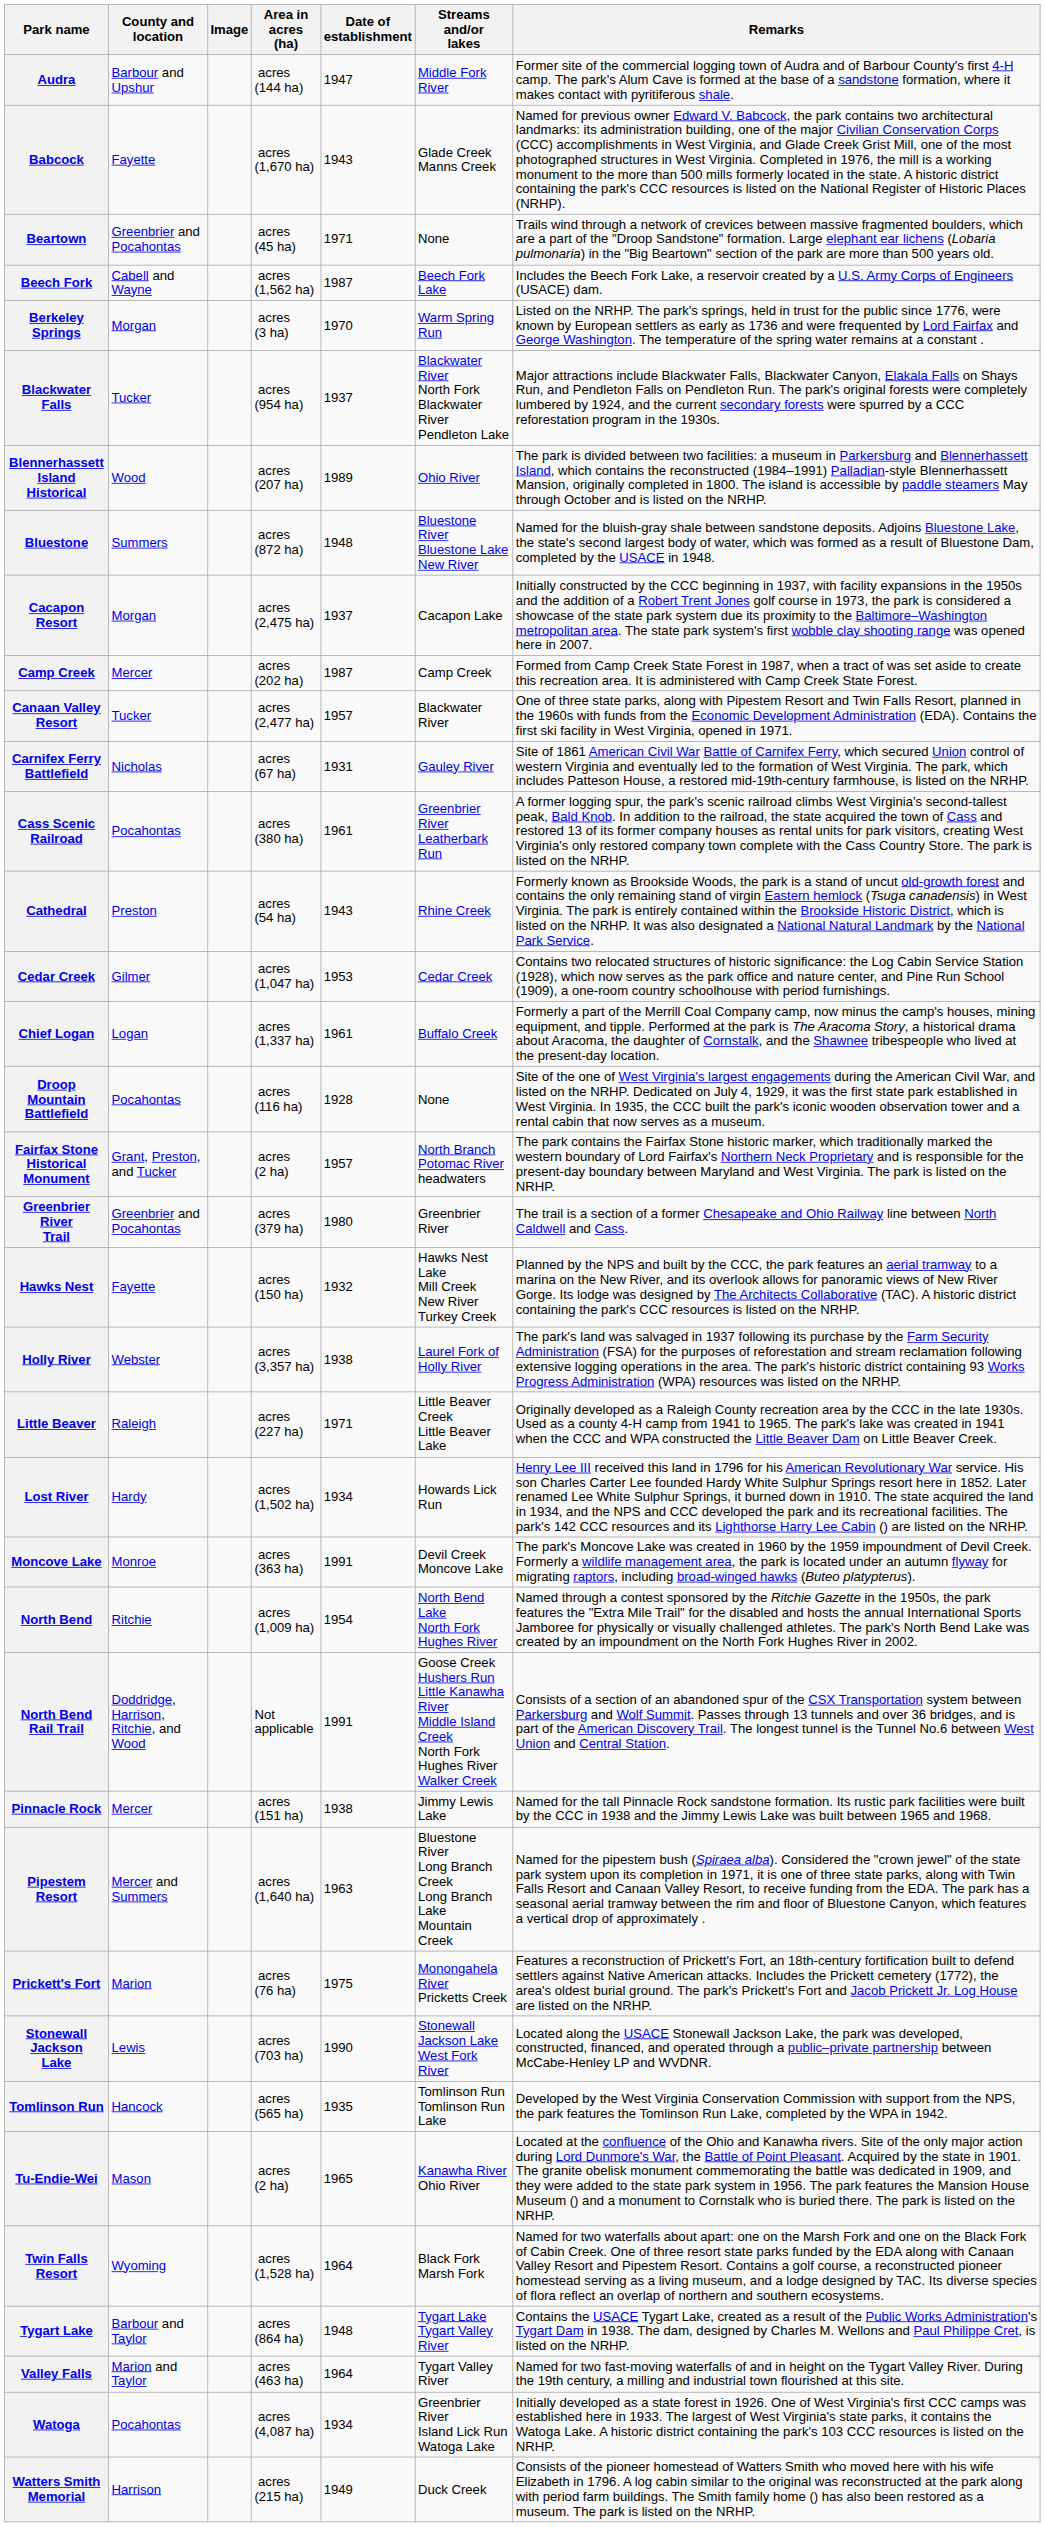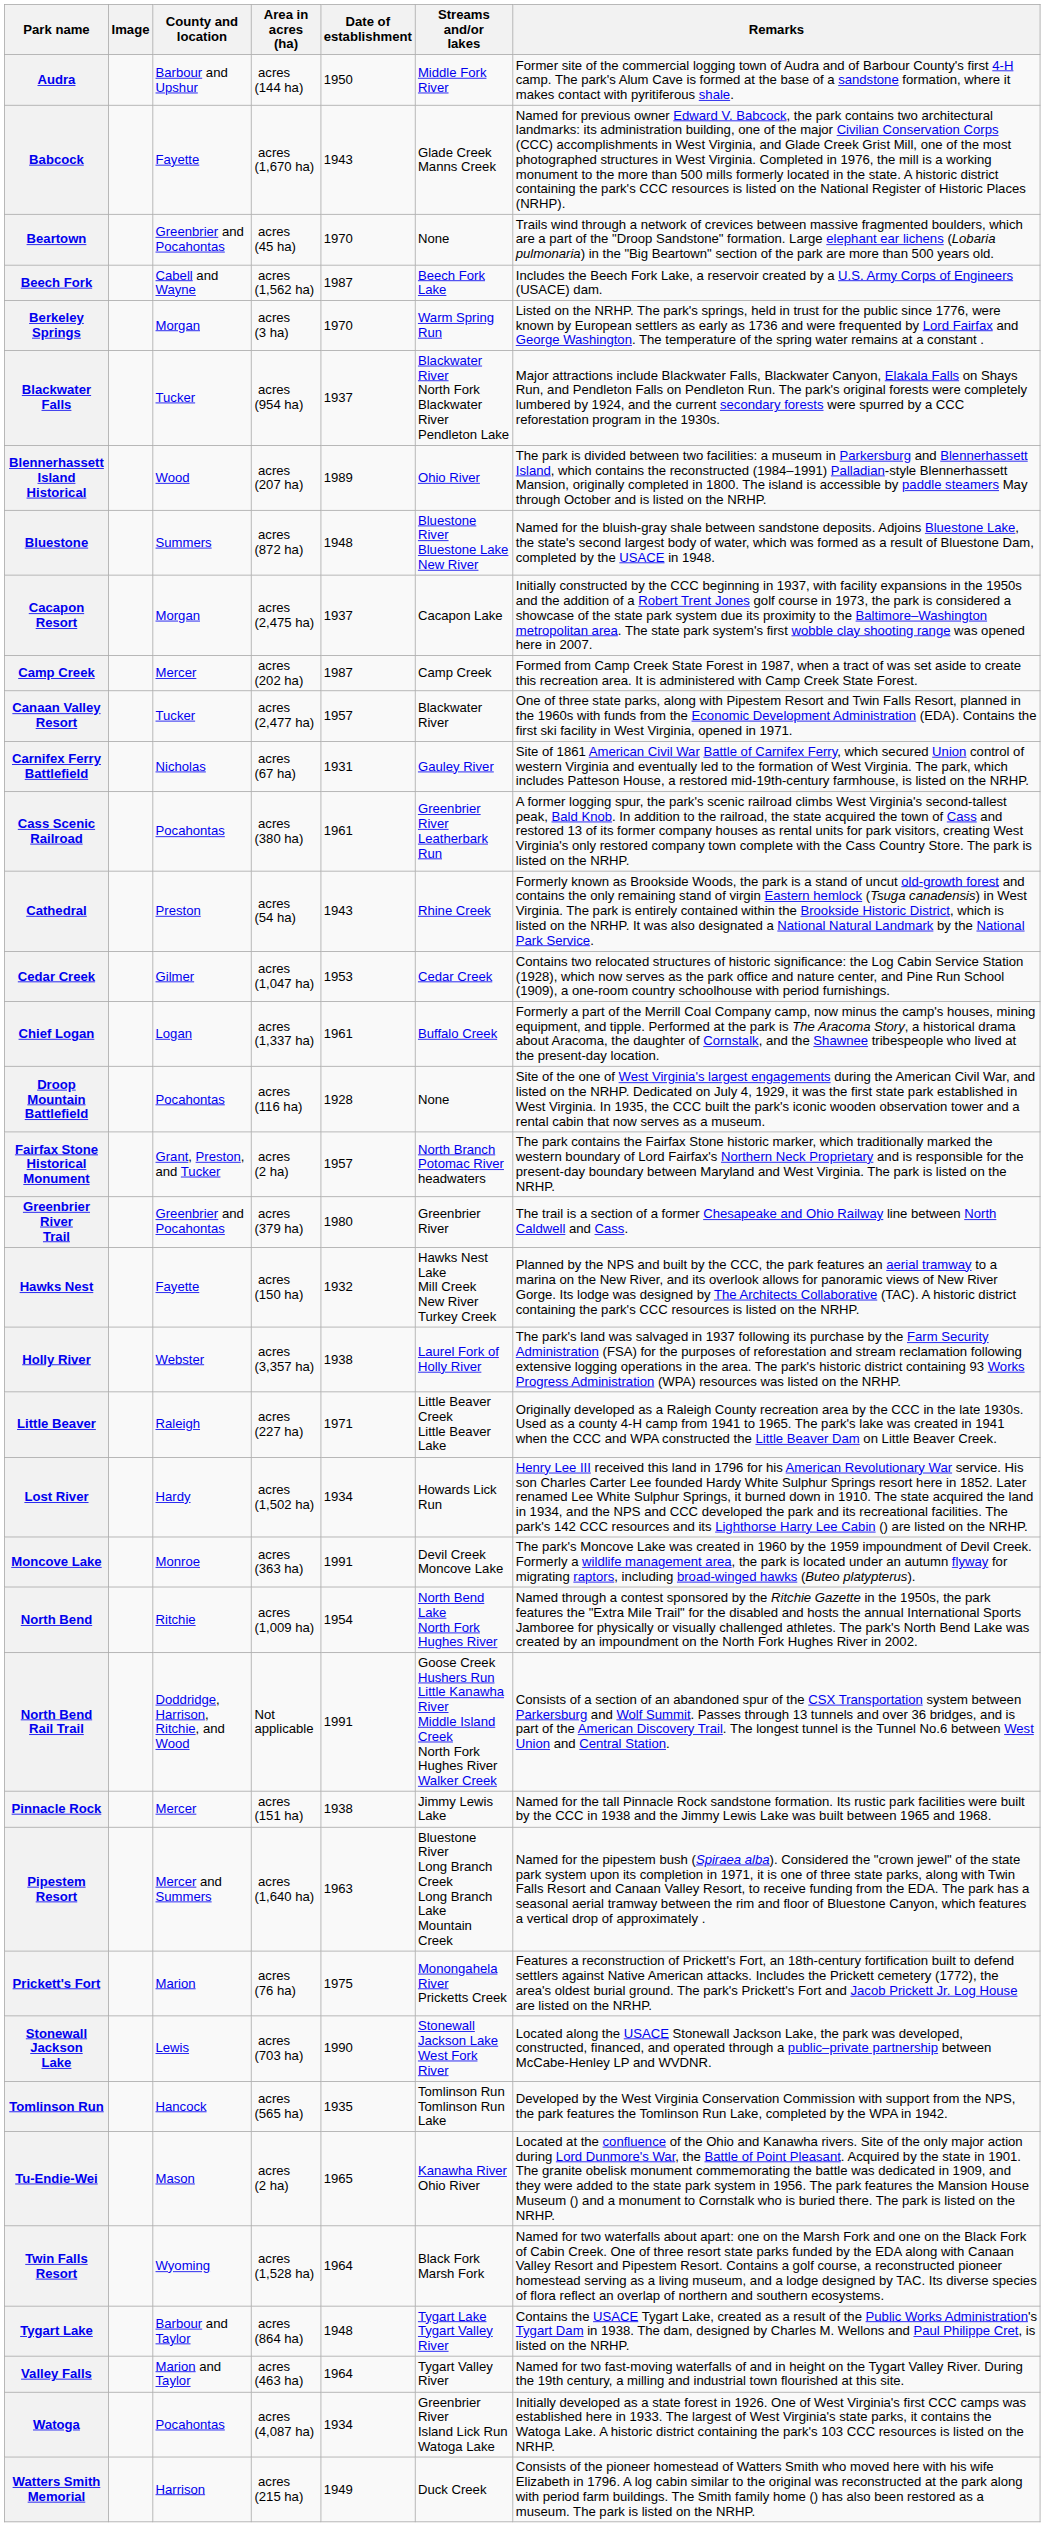columns swapped: (229, 29) <-> (158, 29)
(338, 79) 1947 -> (338, 79) 1950
(338, 239) 1971 -> (338, 239) 1970
